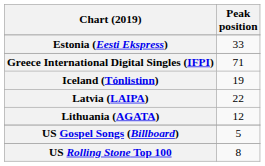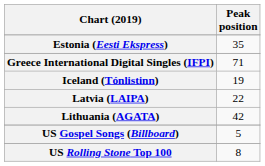(238, 44) 33 -> (238, 44) 35
(238, 116) 12 -> (238, 116) 42
